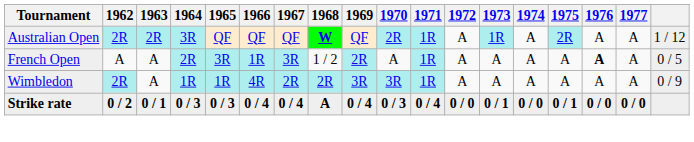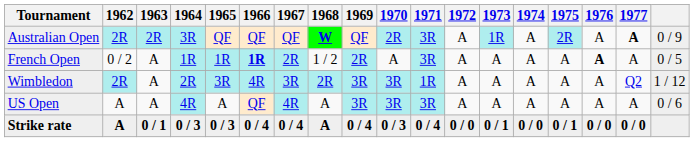(428, 37) 1R -> (428, 37) 3R
(633, 37) normal -> (633, 37) bold
(670, 37) 1 / 12 -> (670, 37) 0 / 9
(120, 59) A -> (120, 59) 0 / 2
(188, 59) 2R -> (188, 59) 1R
(222, 59) 3R -> (222, 59) 1R
(257, 59) normal -> (257, 59) bold
(291, 59) 3R -> (291, 59) 2R
(428, 59) 1R -> (428, 59) 3R
(188, 81) 1R -> (188, 81) 2R
(222, 81) 1R -> (222, 81) 3R
(291, 81) 2R -> (291, 81) 3R
(633, 81) A -> (633, 81) Q2
(670, 81) 0 / 9 -> (670, 81) 1 / 12
+ row: (33, 103)
(120, 103) 0 / 2 -> (120, 125) A
